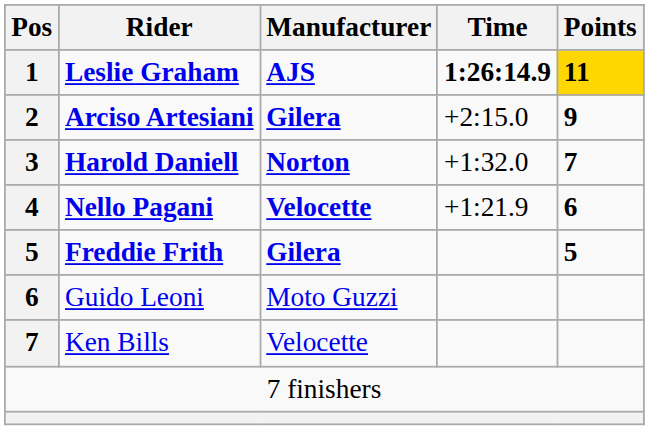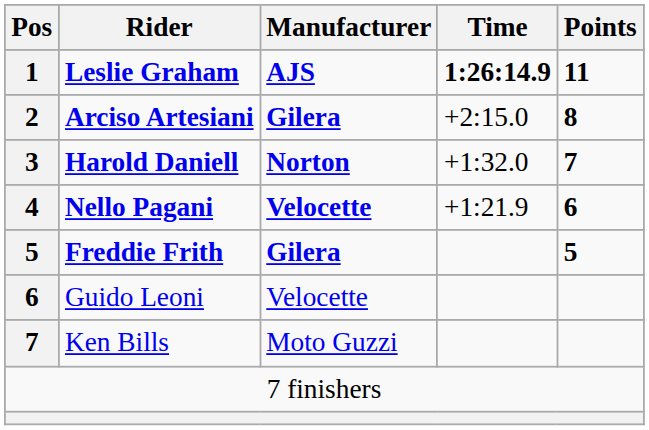(577, 72) gold background -> (577, 72) no background
(571, 117) 9 -> (571, 117) 8
(332, 297) Moto Guzzi -> (317, 297) Velocette
(317, 343) Velocette -> (332, 343) Moto Guzzi
